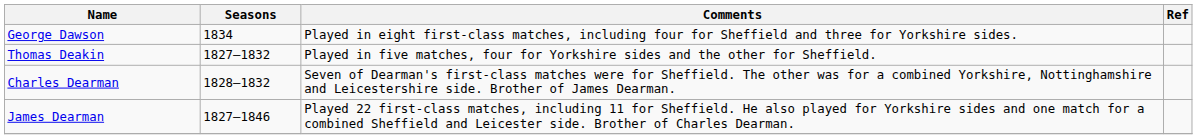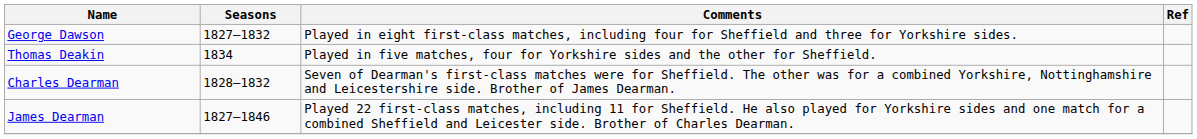(218, 35) 1834 -> (237, 35) 1827–1832
(237, 55) 1827–1832 -> (218, 55) 1834
